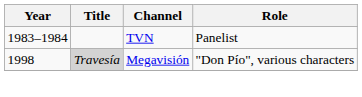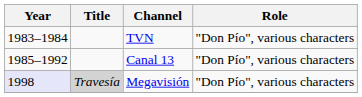(217, 37) Panelist -> (275, 37) "Don Pío", various characters
+ row: (150, 59)
(21, 59) no background -> (21, 81) lavender background
